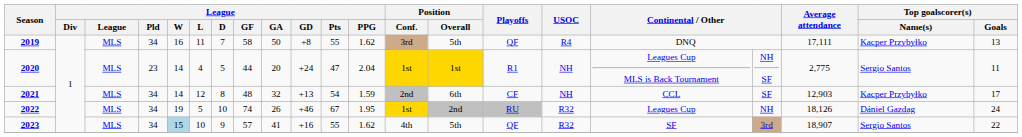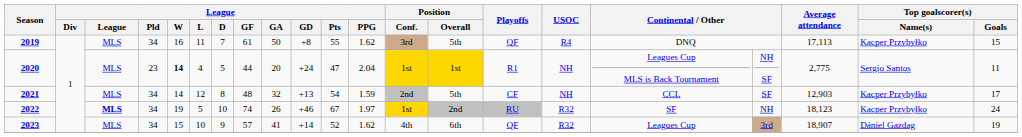(247, 42) 58 -> (247, 42) 61
(819, 42) 17,111 -> (819, 42) 17,113
(996, 42) 13 -> (996, 42) 15
(178, 68) normal -> (178, 68) bold
(455, 94) 6th -> (455, 94) 5th
(112, 109) normal -> (112, 109) bold
(367, 109) 1.95 -> (367, 109) 1.97
(671, 109) Leagues Cup -> (671, 109) SF
(819, 109) 18,126 -> (819, 109) 18,123
(888, 109) Dániel Gazdag -> (894, 109) Kacper Przybyłko
(178, 125) lightblue background -> (178, 125) no background
(306, 125) +16 -> (306, 125) +14
(335, 125) 55 -> (335, 125) 52
(455, 125) 5th -> (455, 125) 6th
(671, 125) SF -> (671, 125) Leagues Cup
(886, 125) Sergio Santos -> (888, 125) Dániel Gazdag
(996, 125) 22 -> (996, 125) 19
